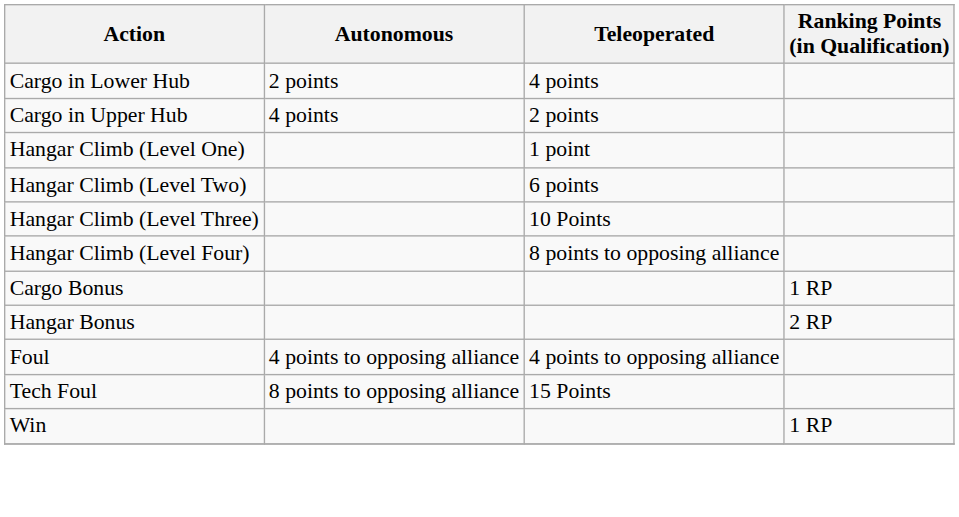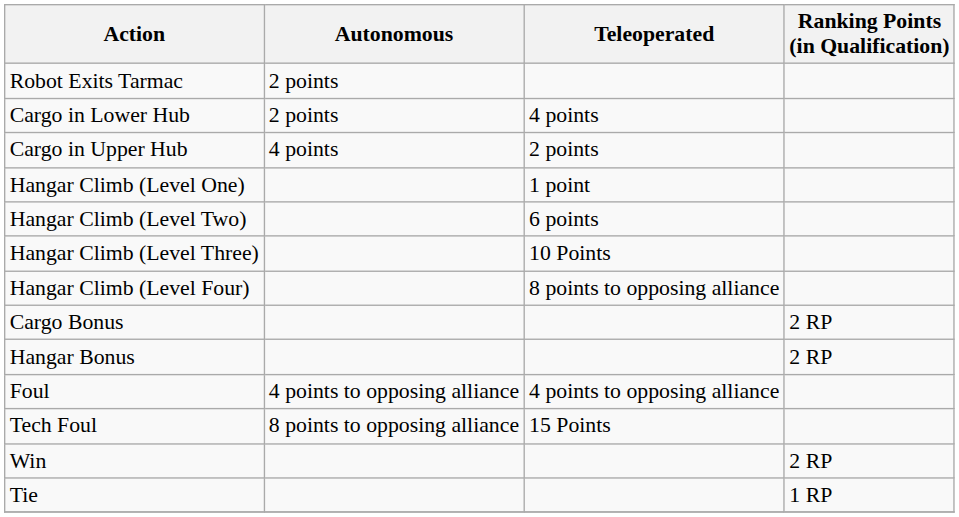+ row: (96, 80)
(811, 287) 1 RP -> (811, 322) 2 RP
(811, 425) 1 RP -> (811, 460) 2 RP
+ row: (24, 494)
